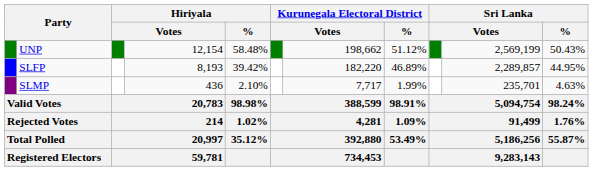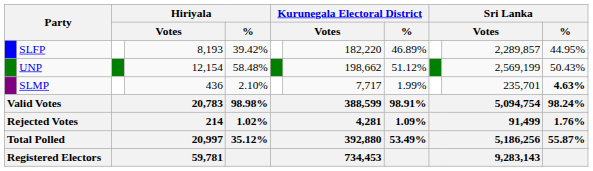rows swapped: (31, 49) <-> (32, 67)
(570, 85) normal -> (569, 85) bold
